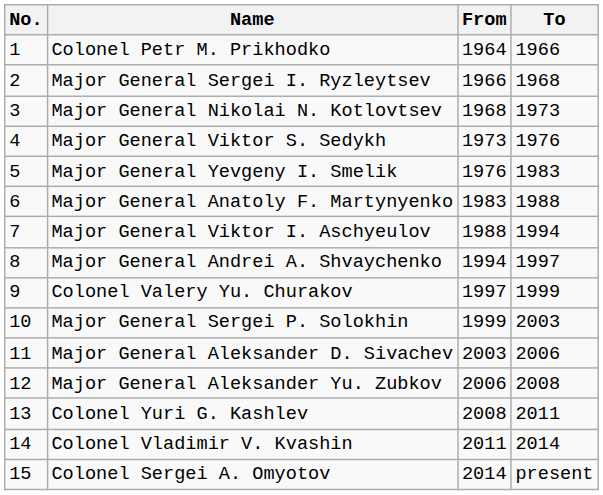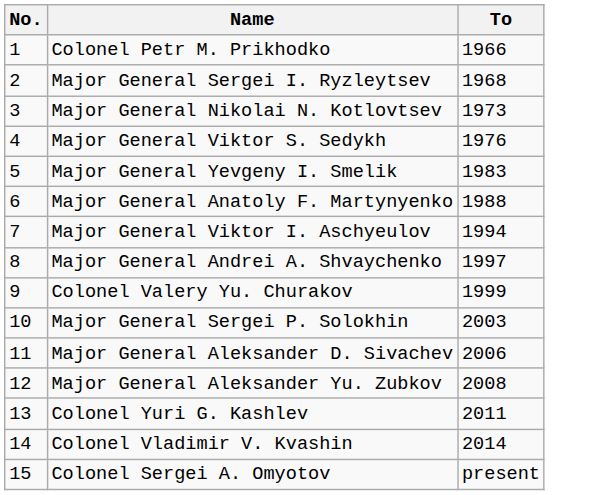- column: (484, 20)
